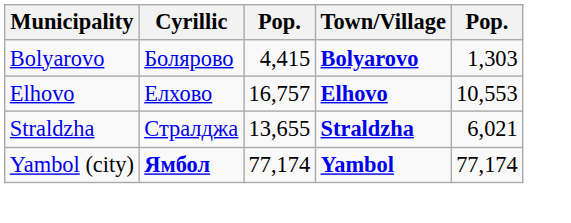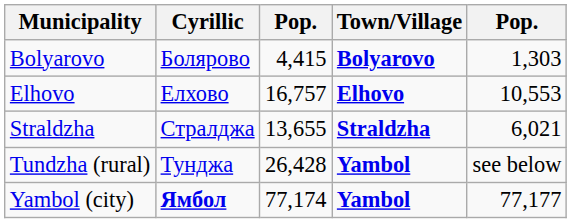+ row: (80, 164)
(487, 164) 77,174 -> (531, 199) 77,177
